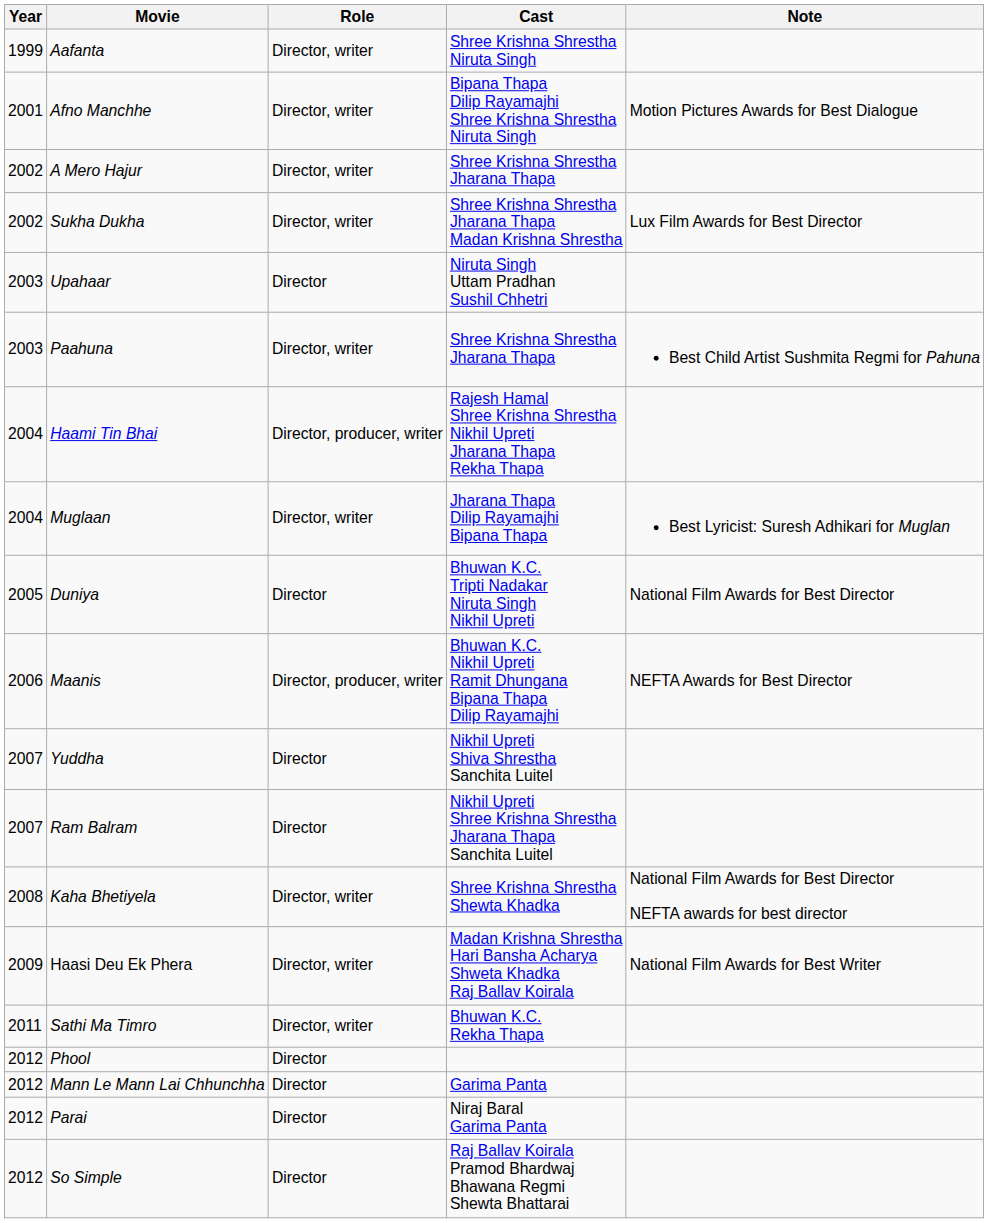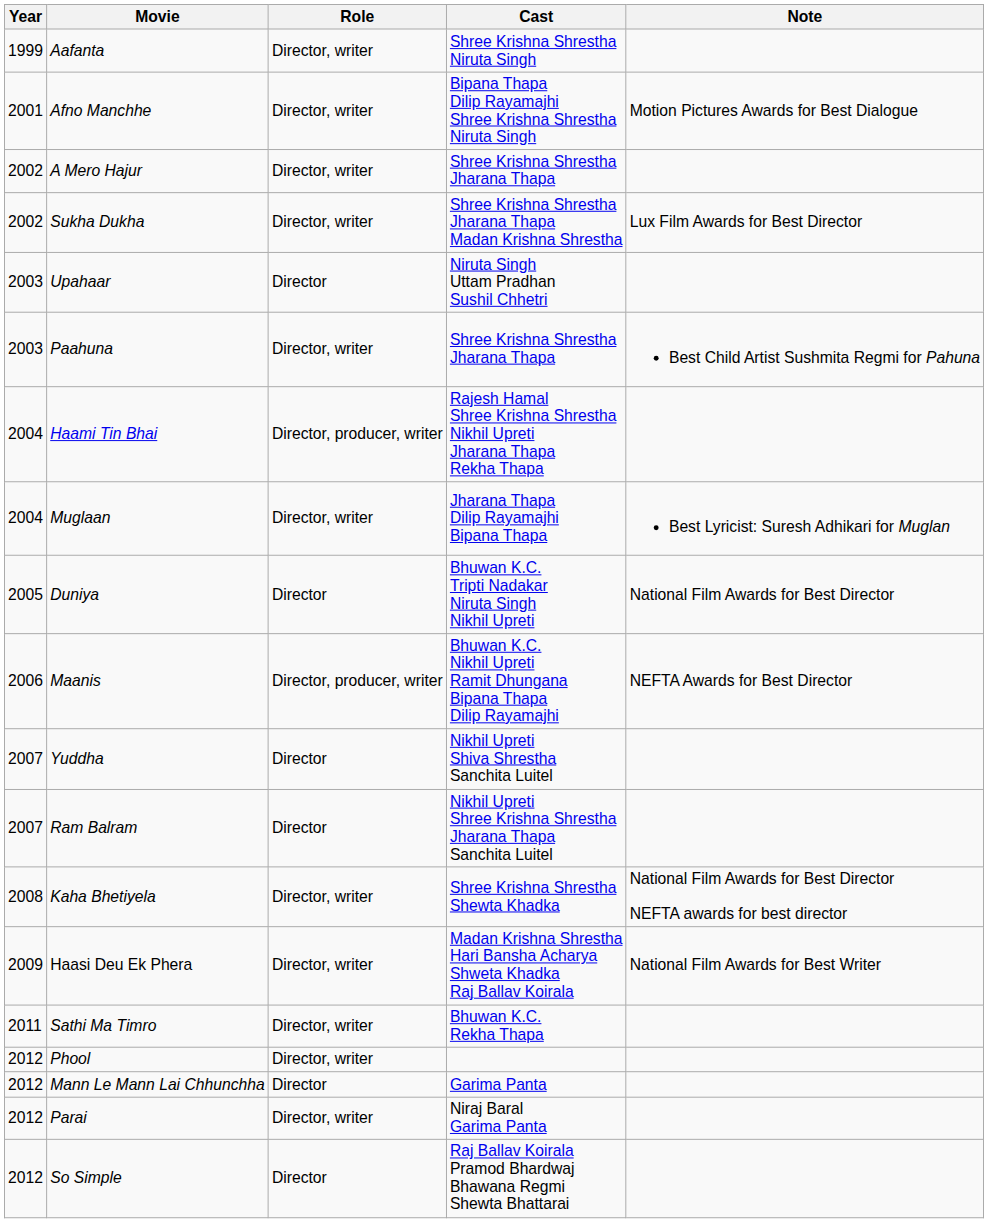(299, 1059) Director -> (322, 1059) Director, writer
(299, 1118) Director -> (322, 1118) Director, writer
